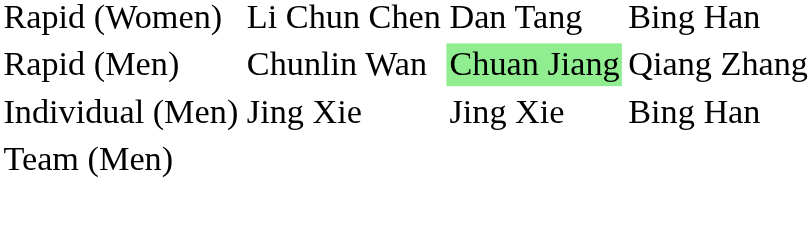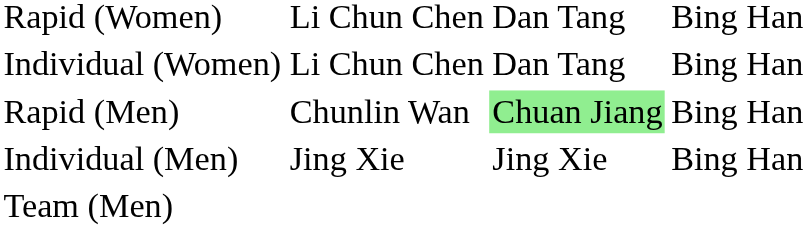+ row: (142, 64)
(718, 64) Qiang Zhang -> (737, 111) Bing Han
